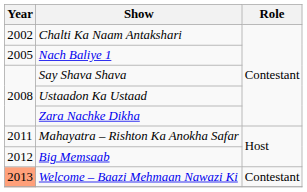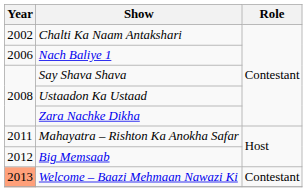(20, 55) 2005 -> (20, 55) 2006
